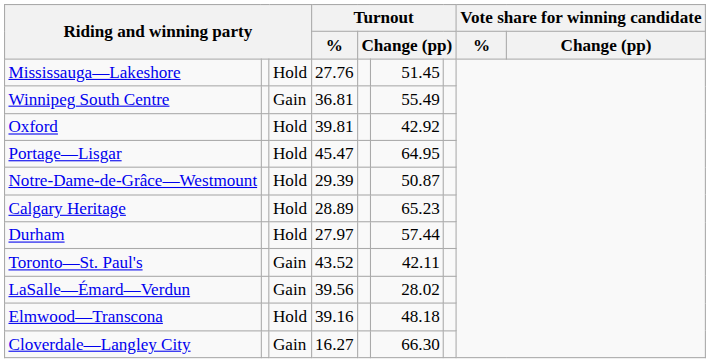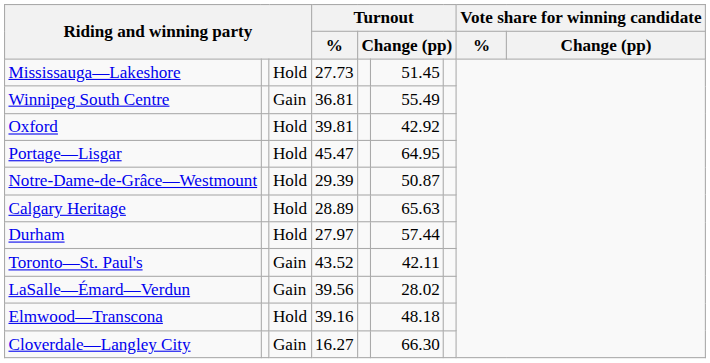(334, 72) 27.76 -> (334, 72) 27.73
(421, 208) 65.23 -> (421, 208) 65.63
